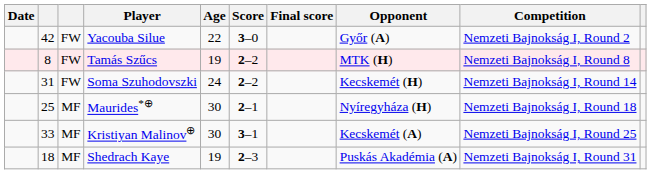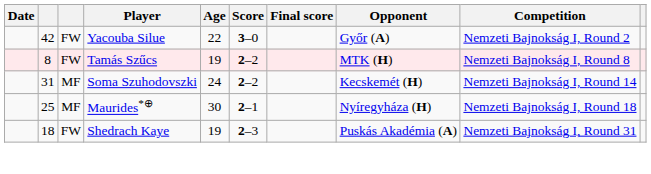(71, 81) FW -> (71, 81) MF
- row: (141, 133)
(71, 157) MF -> (71, 130) FW
